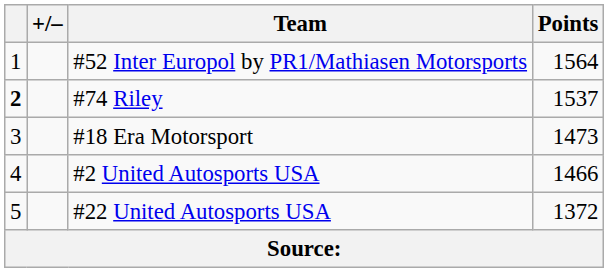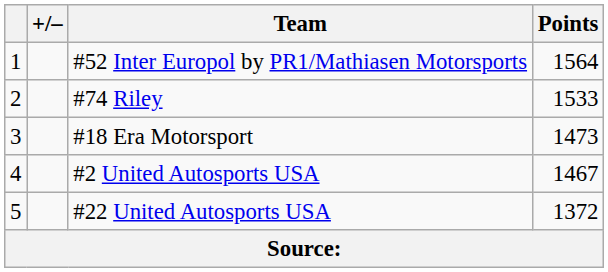(16, 98) bold -> (16, 98) normal
(576, 98) 1537 -> (576, 98) 1533
(576, 173) 1466 -> (576, 173) 1467
